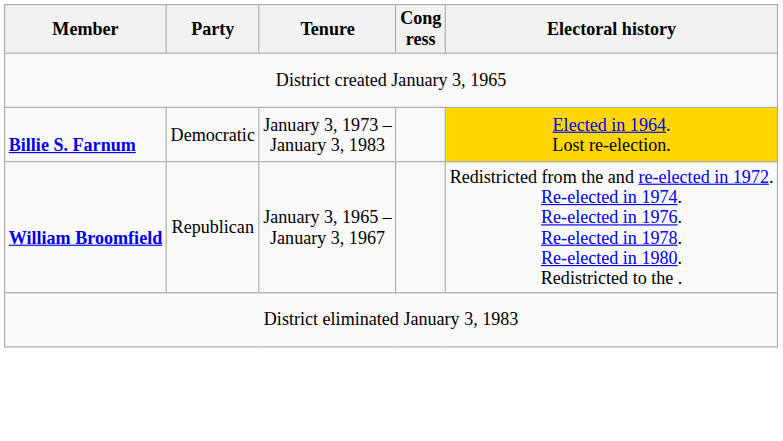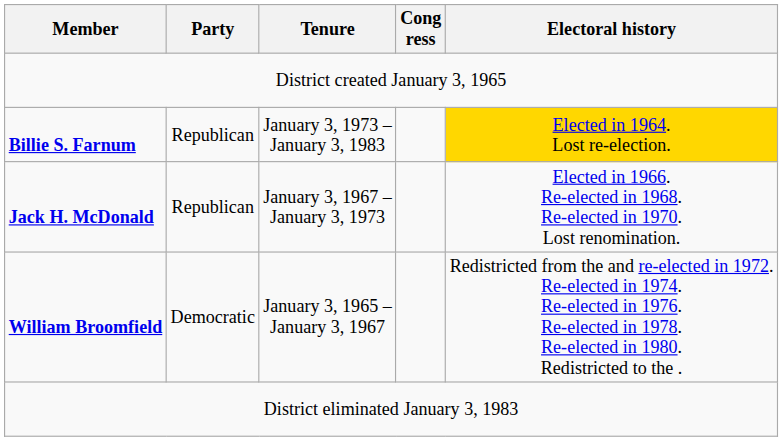(213, 134) Democratic -> (213, 134) Republican
+ row: (81, 217)
(213, 227) Republican -> (213, 316) Democratic
